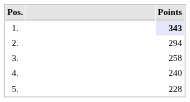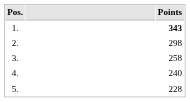(175, 28) lavender background -> (175, 28) no background
(175, 43) 294 -> (175, 43) 298
